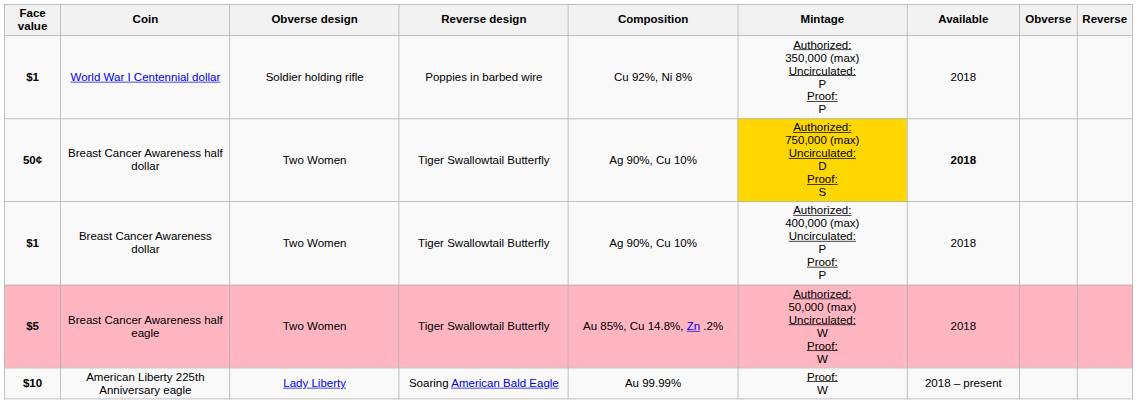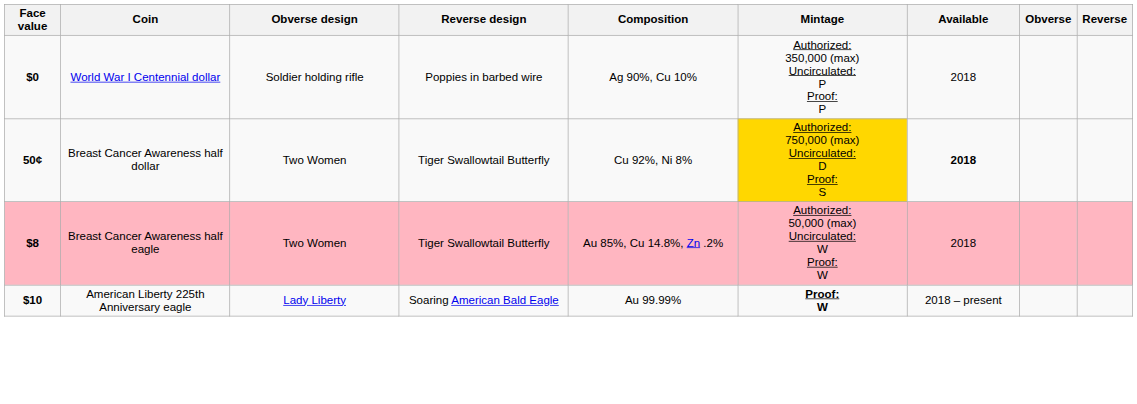(33, 77) $1 -> (33, 77) $0
(653, 77) Cu 92%, Ni 8% -> (653, 77) Ag 90%, Cu 10%
(653, 160) Ag 90%, Cu 10% -> (653, 160) Cu 92%, Ni 8%
- row: (145, 243)
(33, 326) $5 -> (33, 243) $8
(822, 383) normal -> (822, 300) bold
